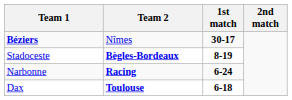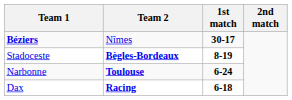(121, 71) Racing -> (125, 71) Toulouse
(125, 87) Toulouse -> (121, 87) Racing
